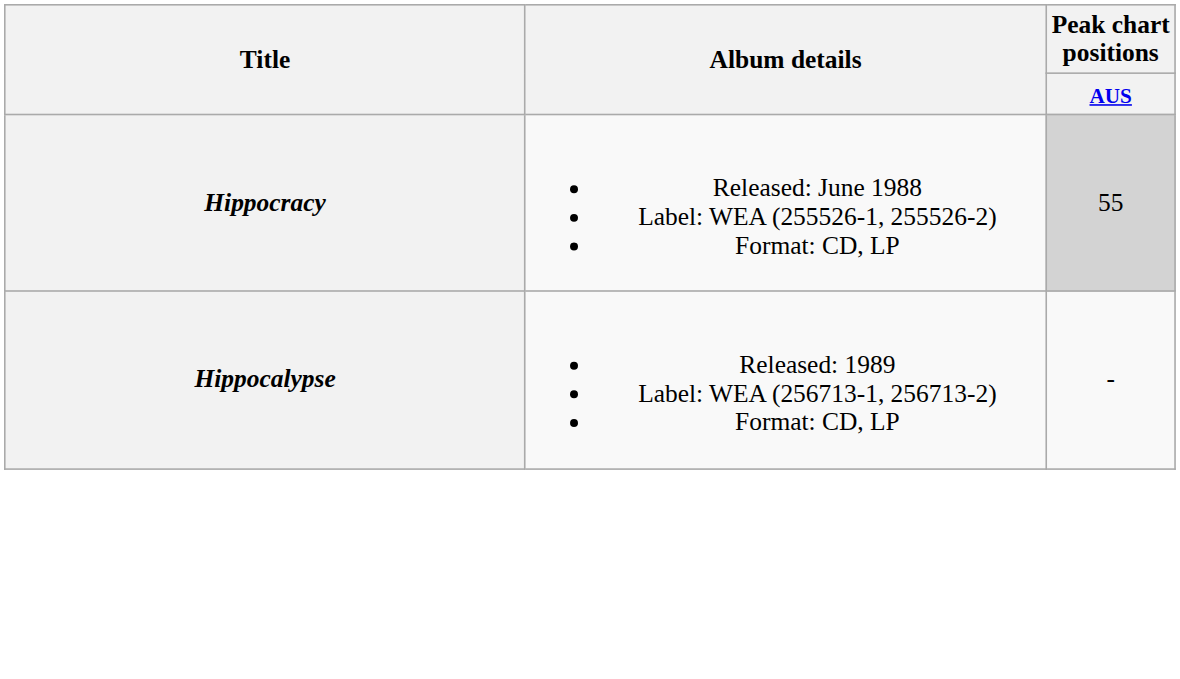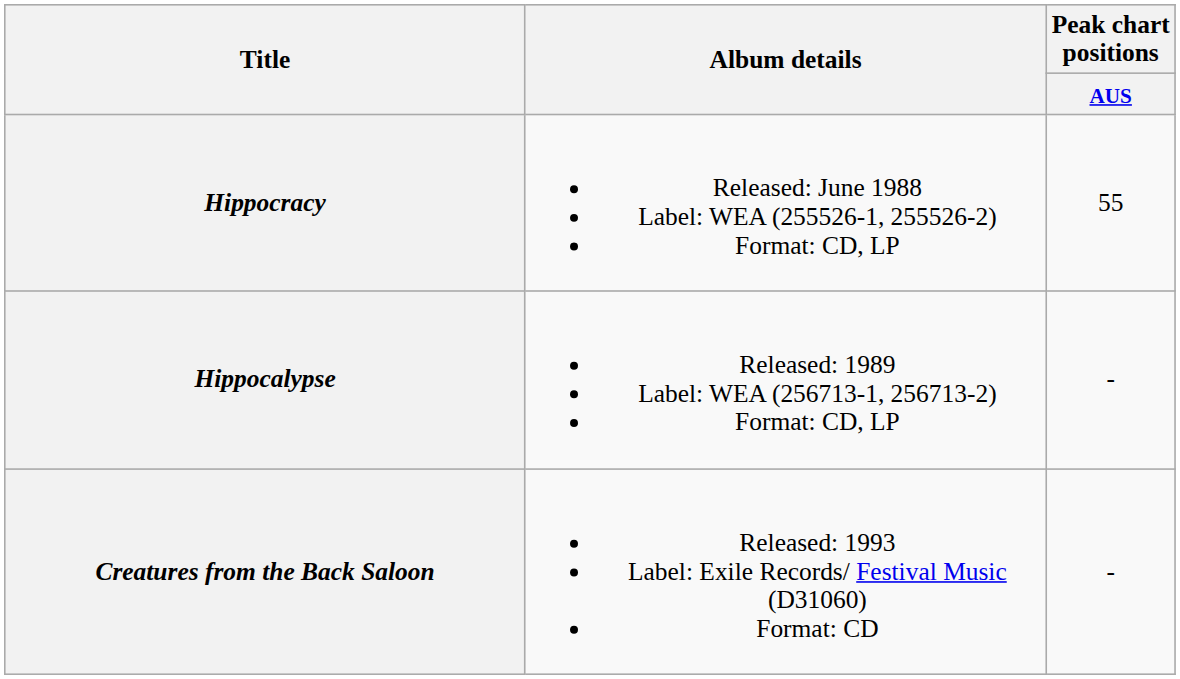(1111, 202) lightgrey background -> (1111, 202) no background
+ row: (265, 570)
